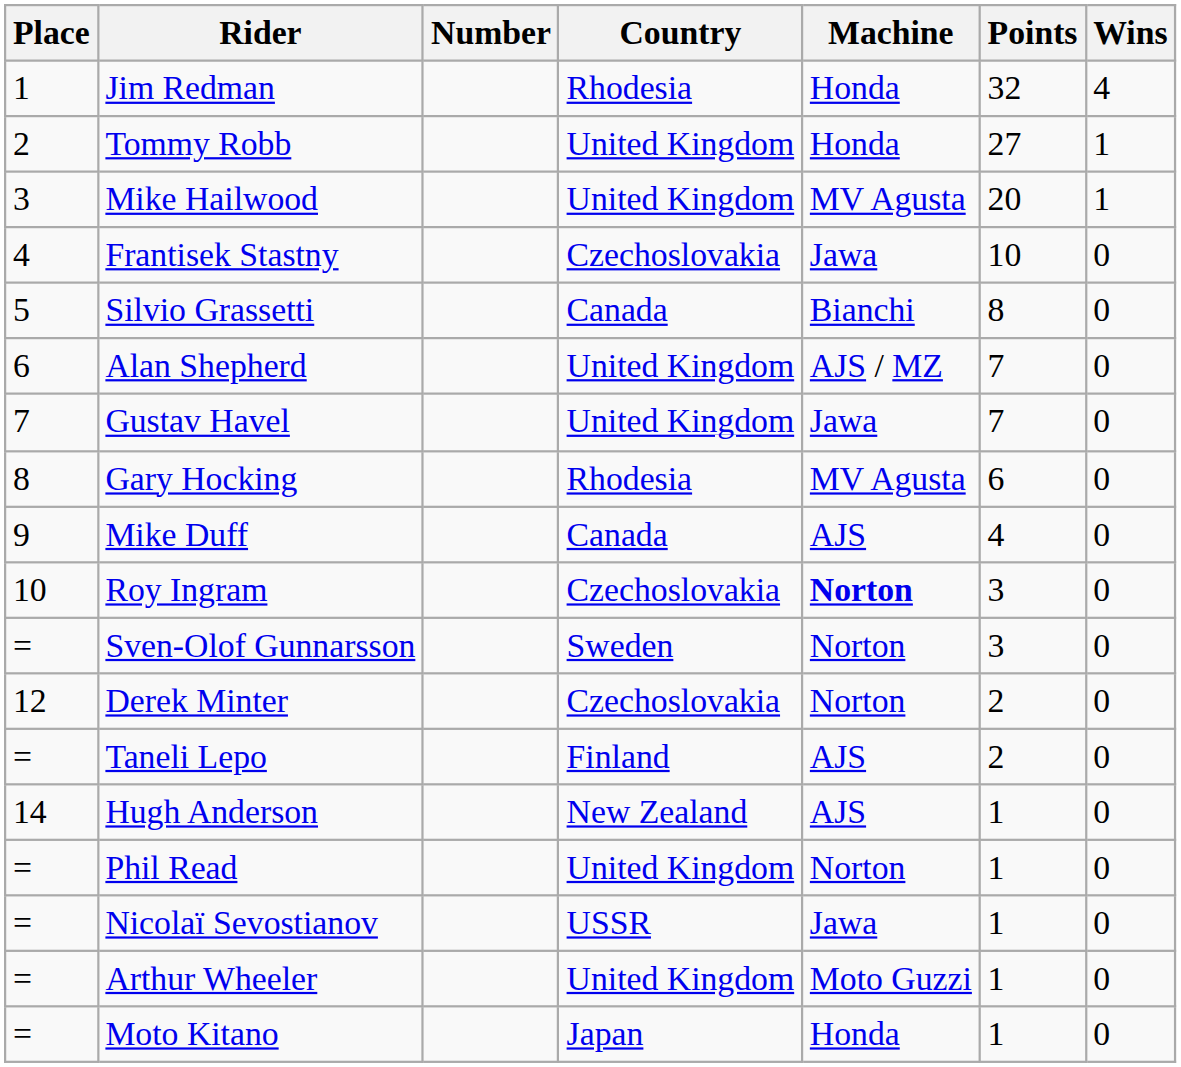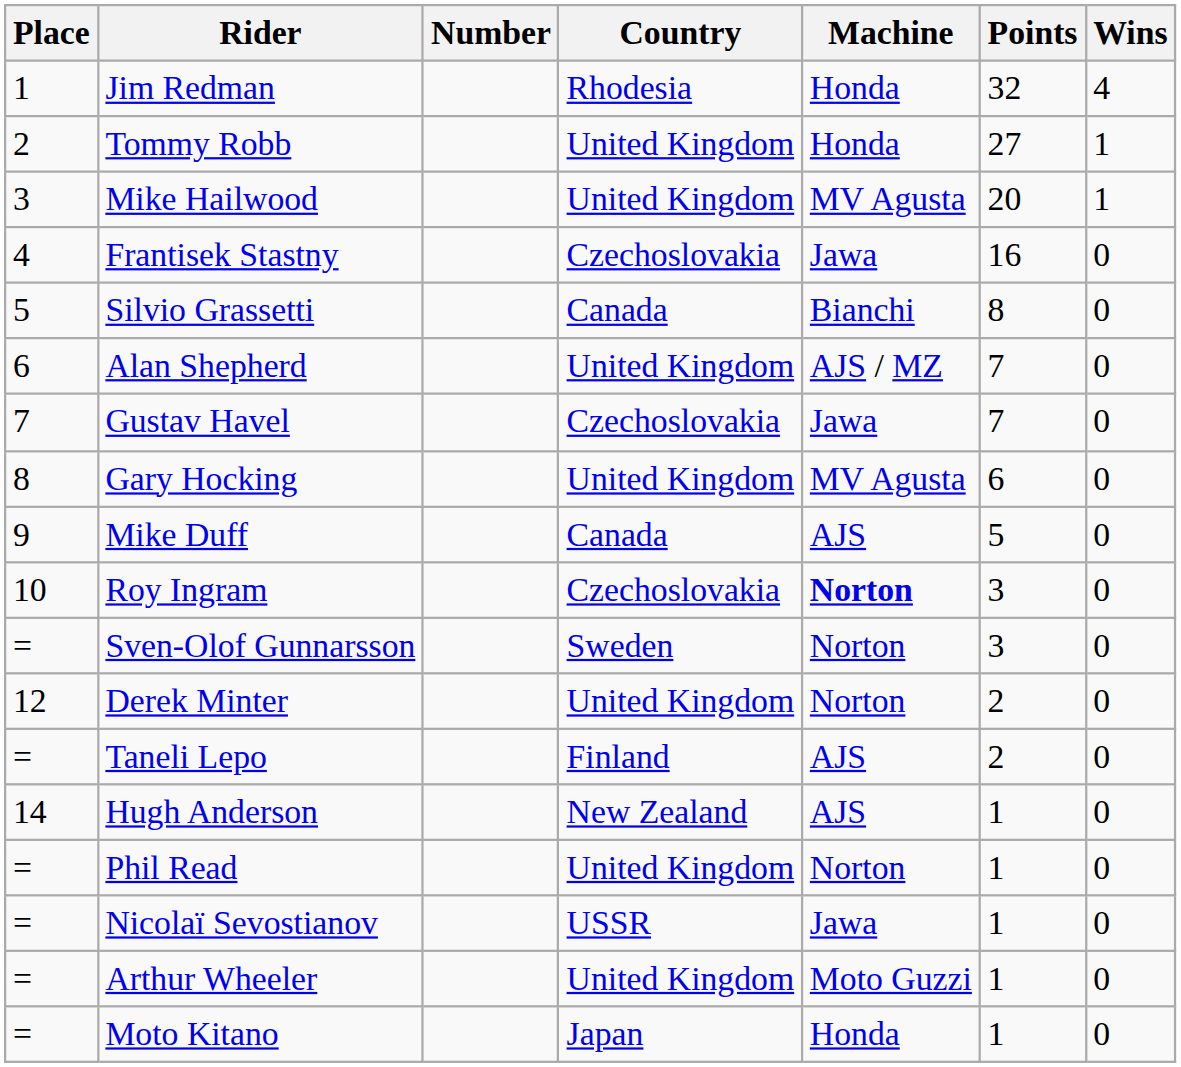(1004, 255) 10 -> (1004, 255) 16
(680, 421) United Kingdom -> (673, 421) Czechoslovakia
(629, 477) Rhodesia -> (680, 477) United Kingdom
(996, 533) 4 -> (996, 533) 5
(673, 700) Czechoslovakia -> (680, 700) United Kingdom
